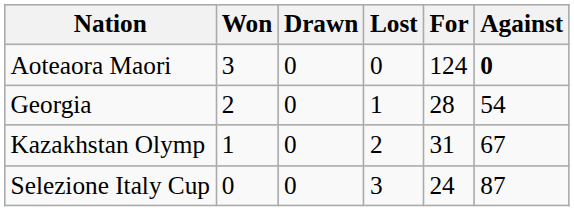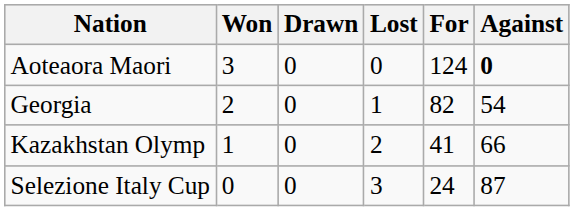(442, 104) 28 -> (442, 104) 82
(442, 144) 31 -> (442, 144) 41
(493, 144) 67 -> (493, 144) 66
